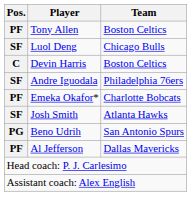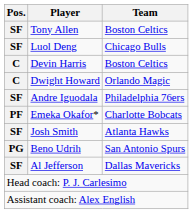(16, 30) PF -> (16, 30) SF
+ row: (65, 81)
(16, 149) PF -> (16, 166) SF
